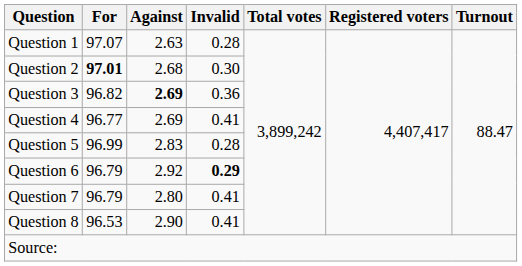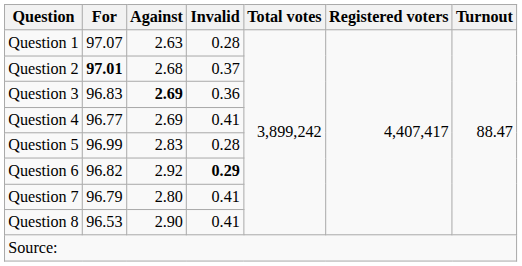(226, 68) 0.30 -> (226, 68) 0.37
(104, 94) 96.82 -> (104, 94) 96.83
(104, 171) 96.79 -> (104, 171) 96.82
